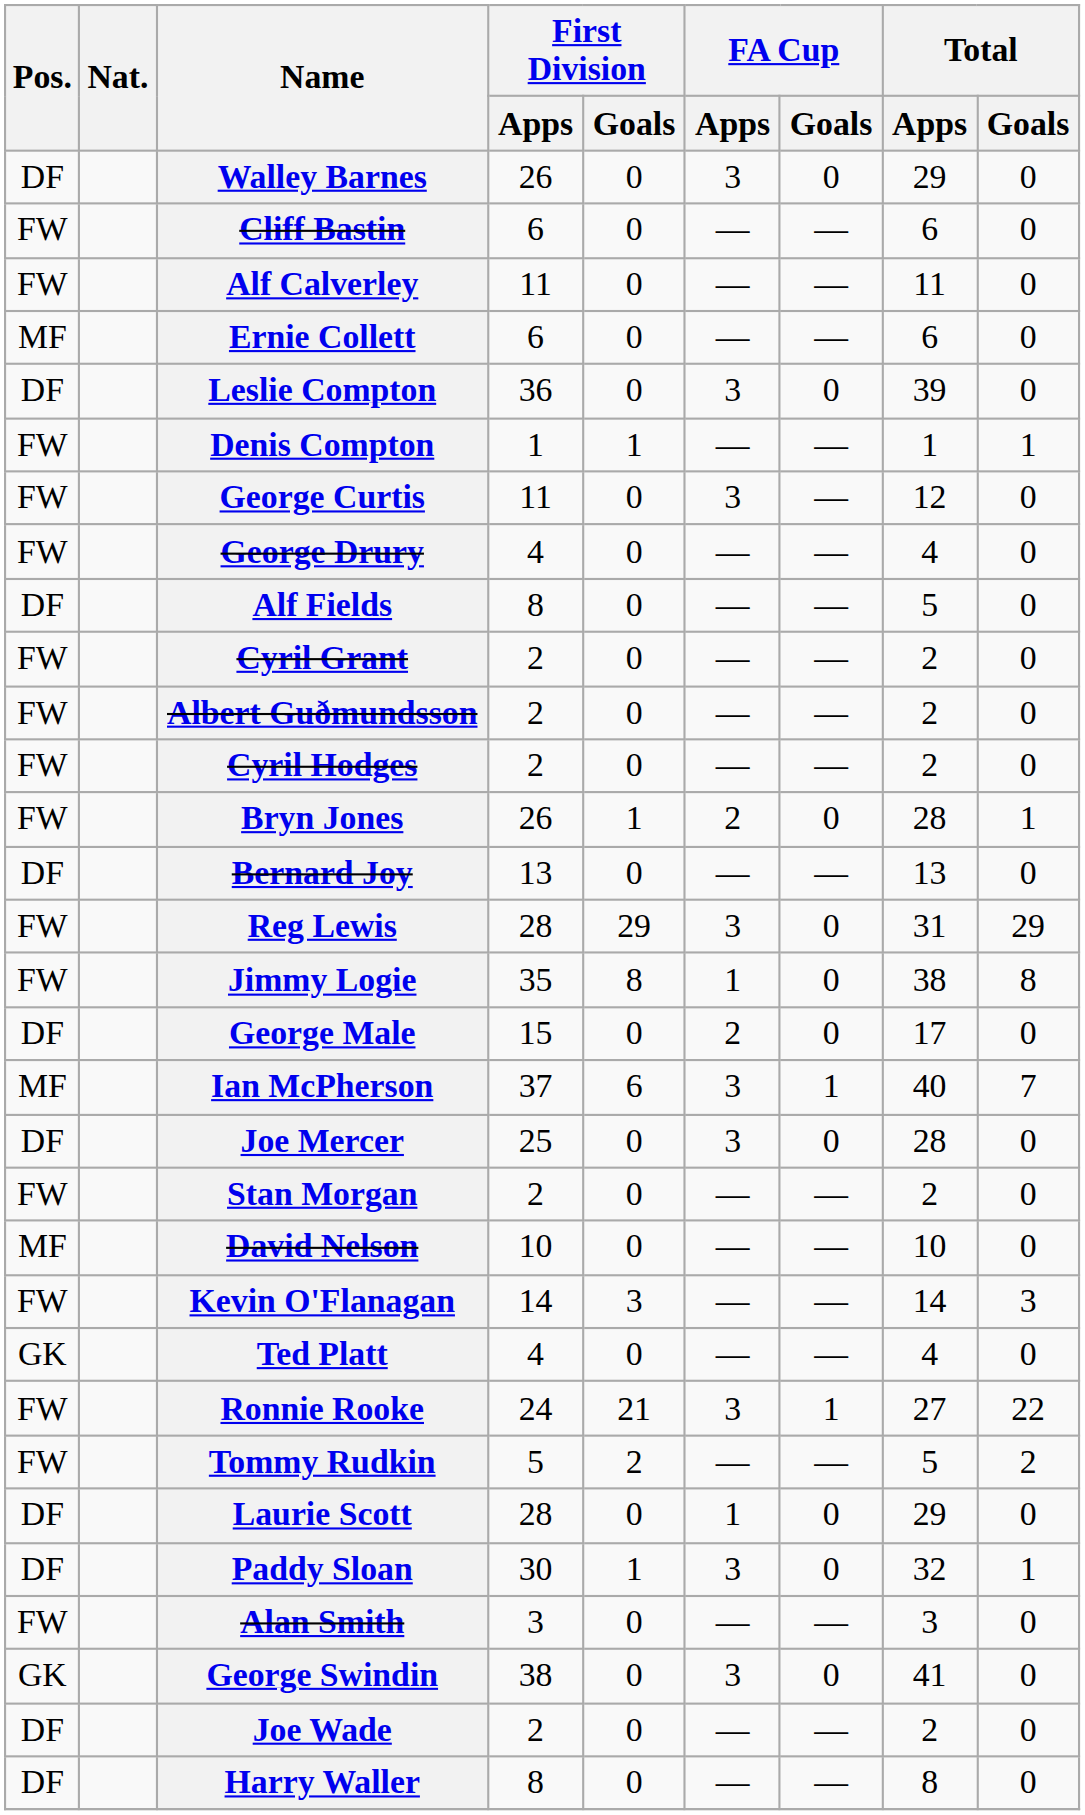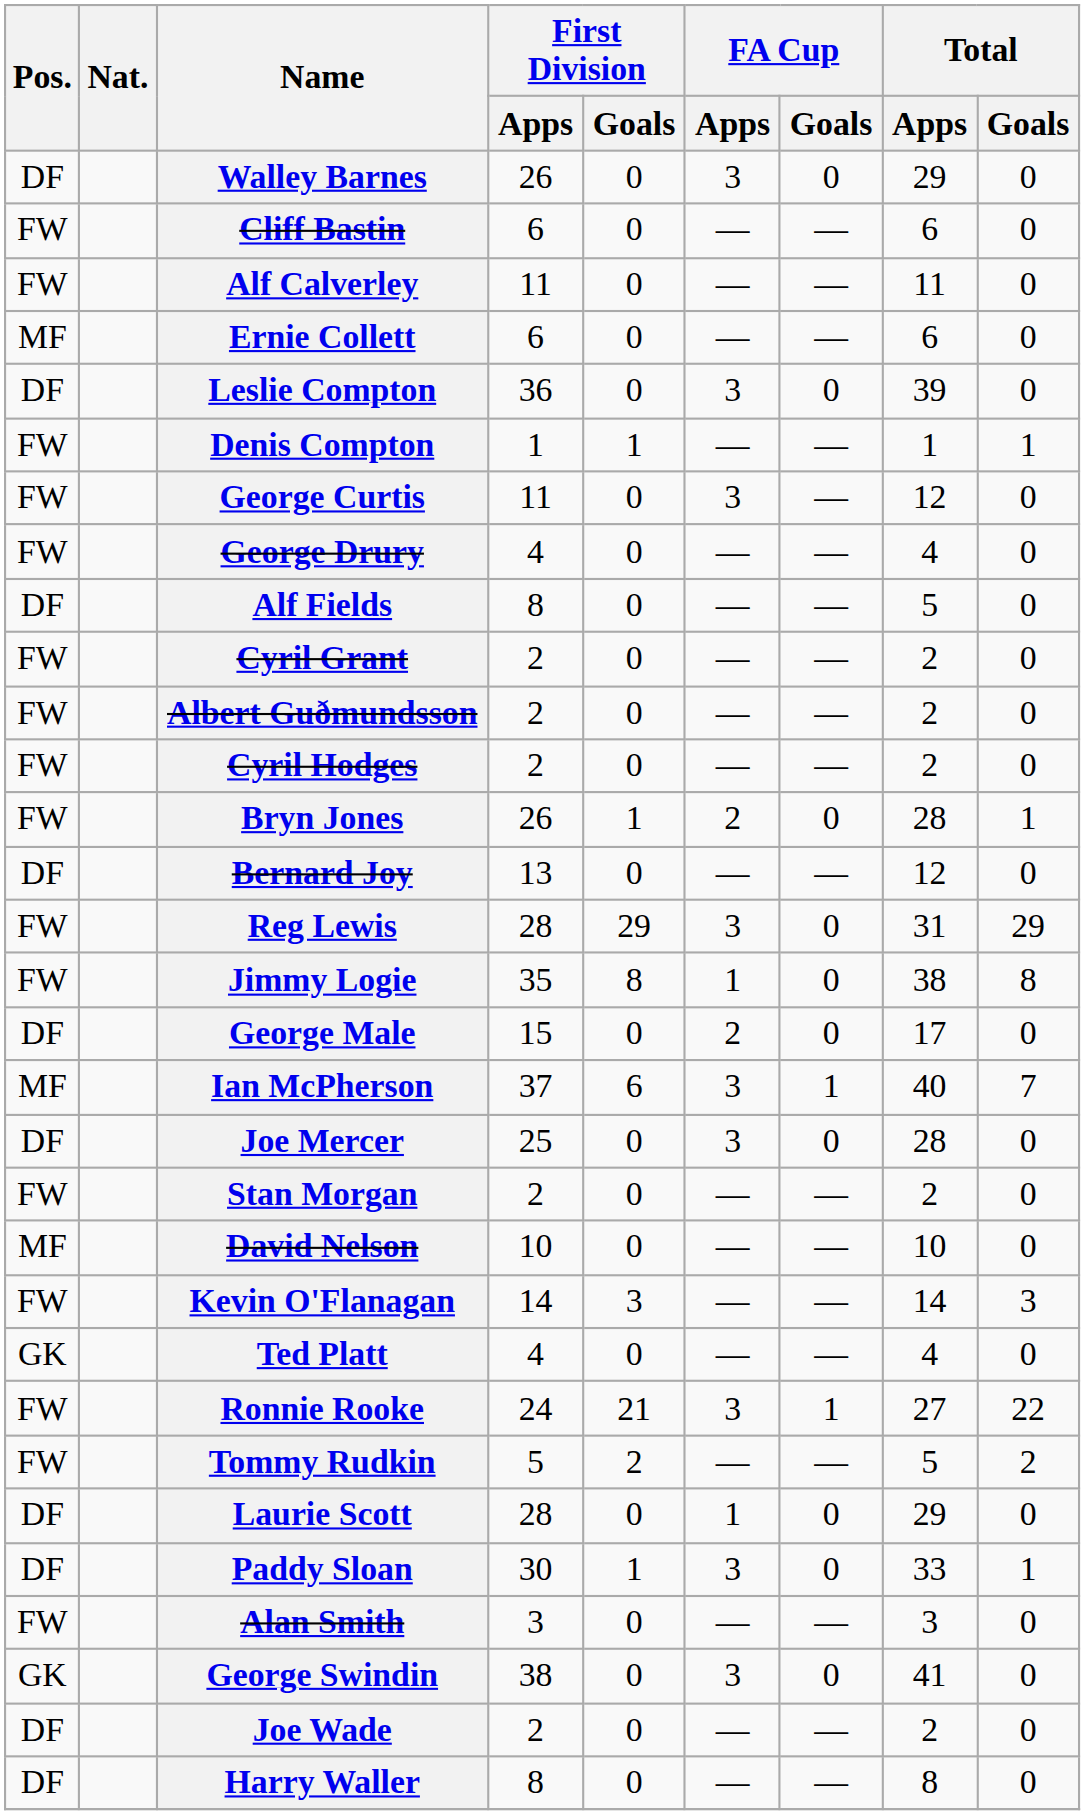(930, 872) 13 -> (930, 872) 12
(930, 1568) 32 -> (930, 1568) 33
